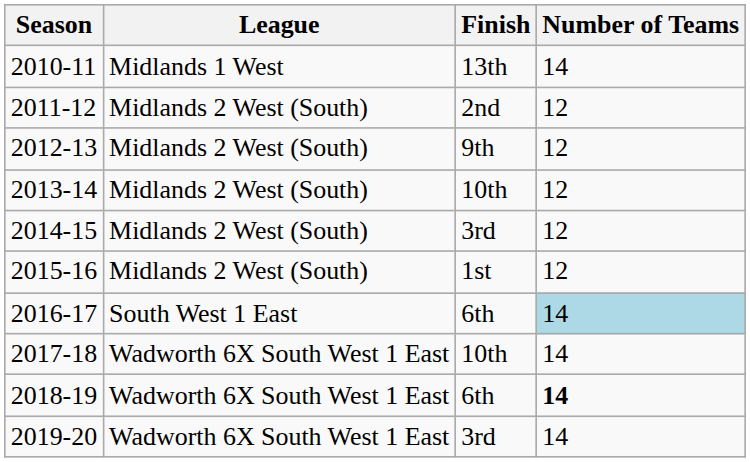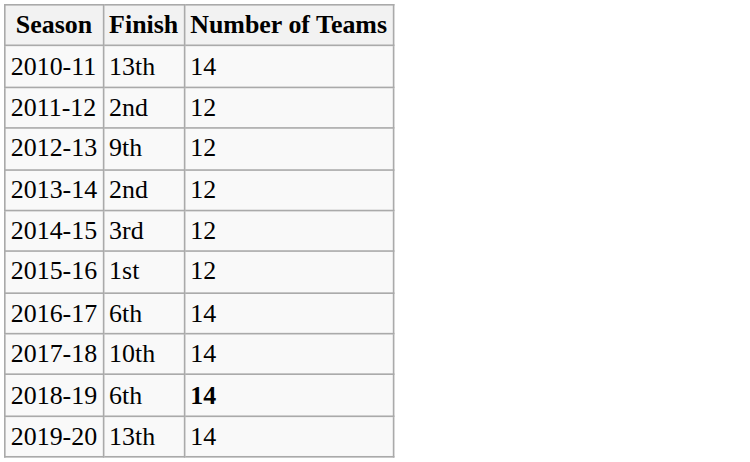- column: (279, 25)
(484, 189) 10th -> (129, 189) 2nd
(555, 312) lightblue background -> (203, 312) no background
(479, 436) 3rd -> (132, 436) 13th
